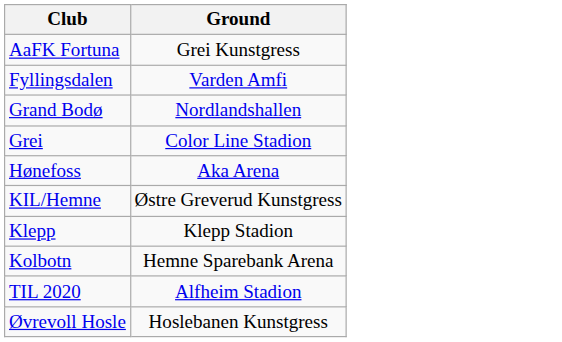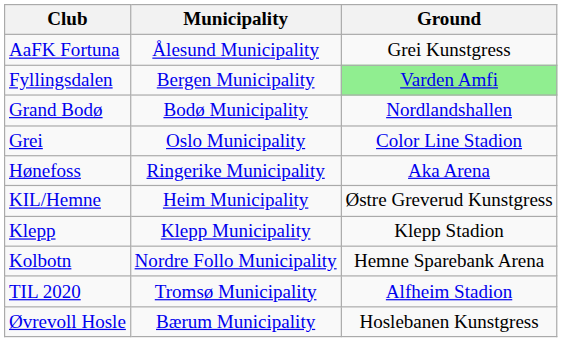+ column: (236, 19)
(238, 79) no background -> (449, 79) lightgreen background
